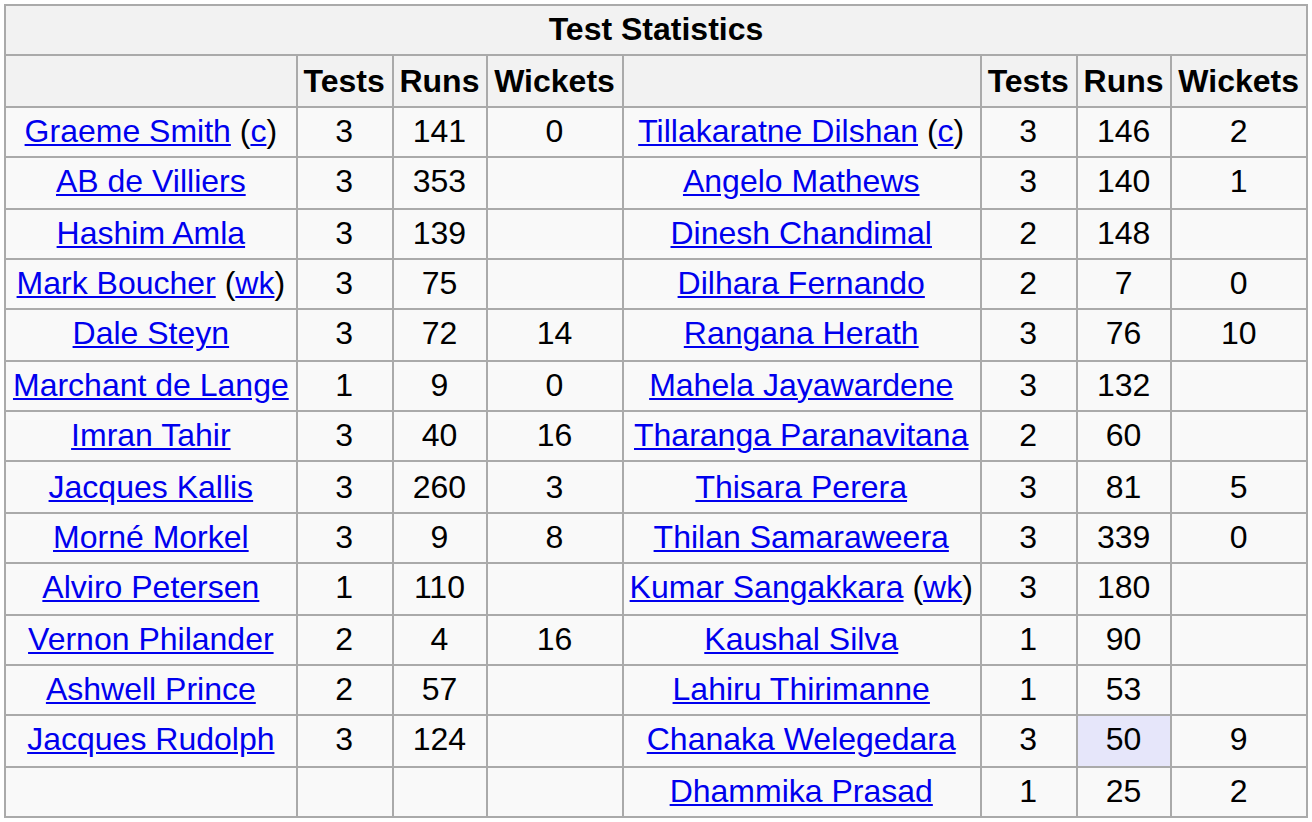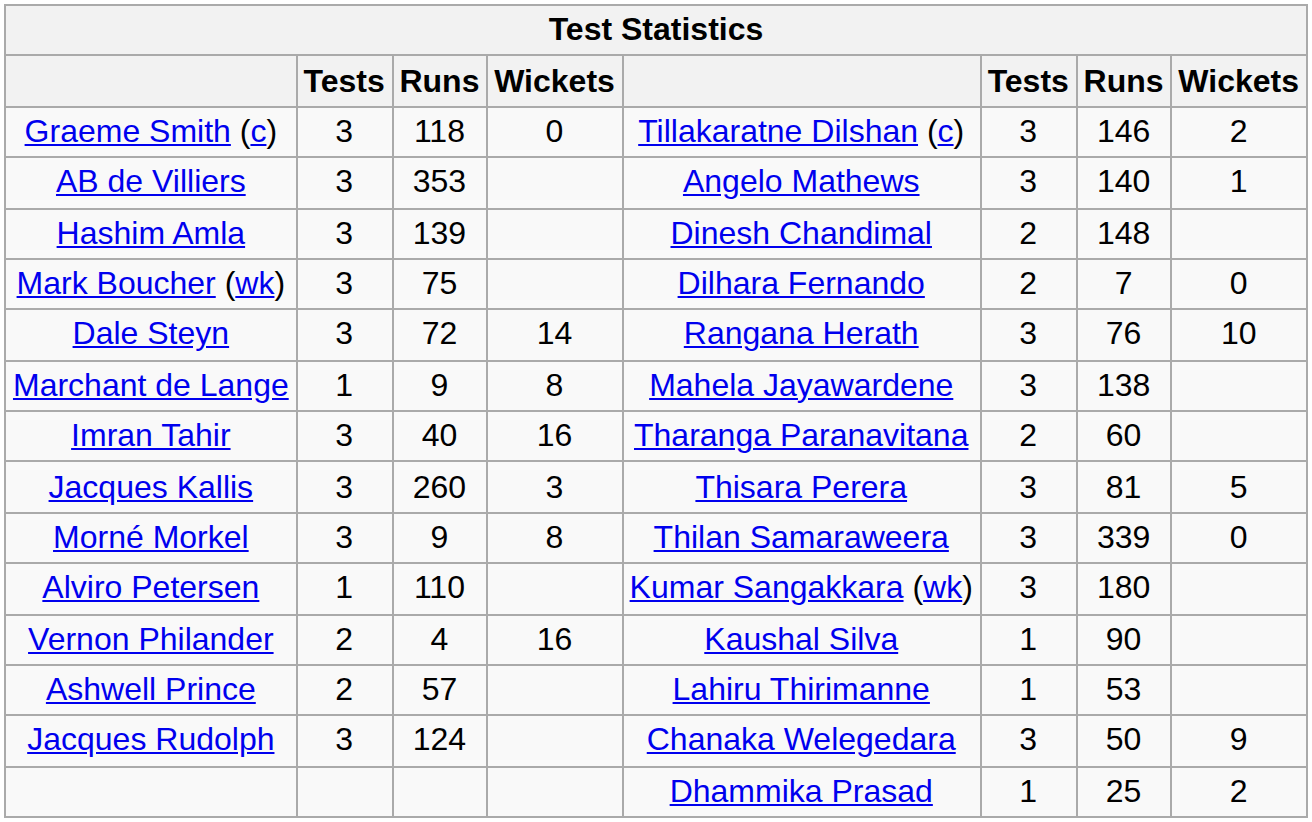(439, 131) 141 -> (439, 131) 118
(554, 385) 0 -> (554, 385) 8
(1124, 385) 132 -> (1124, 385) 138
(1124, 740) lavender background -> (1124, 740) no background
